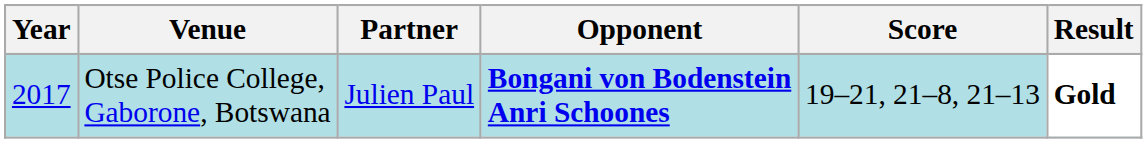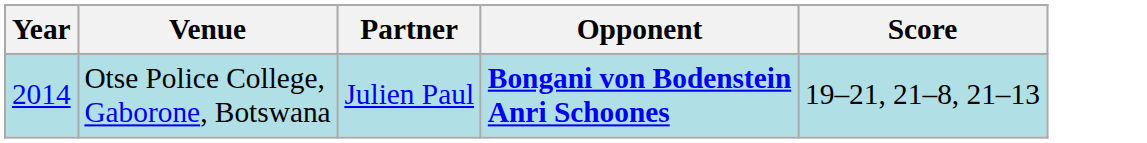- column: (1094, 29)
(41, 94) 2017 -> (41, 94) 2014
